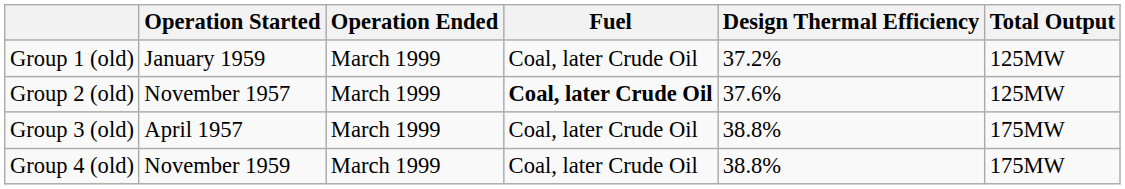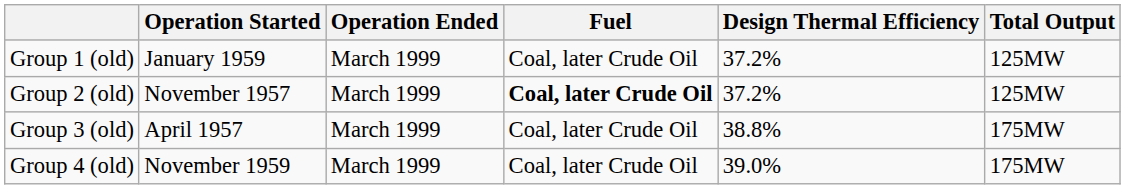(752, 93) 37.6% -> (752, 93) 37.2%
(752, 165) 38.8% -> (752, 165) 39.0%
